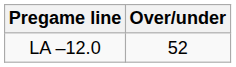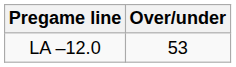(178, 47) 52 -> (178, 47) 53
